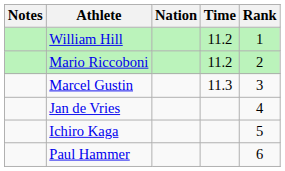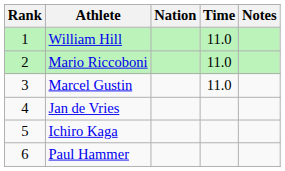columns swapped: (260, 16) <-> (25, 16)
(220, 39) 11.2 -> (219, 39) 11.0
(220, 62) 11.2 -> (219, 62) 11.0
(220, 85) 11.3 -> (219, 85) 11.0
